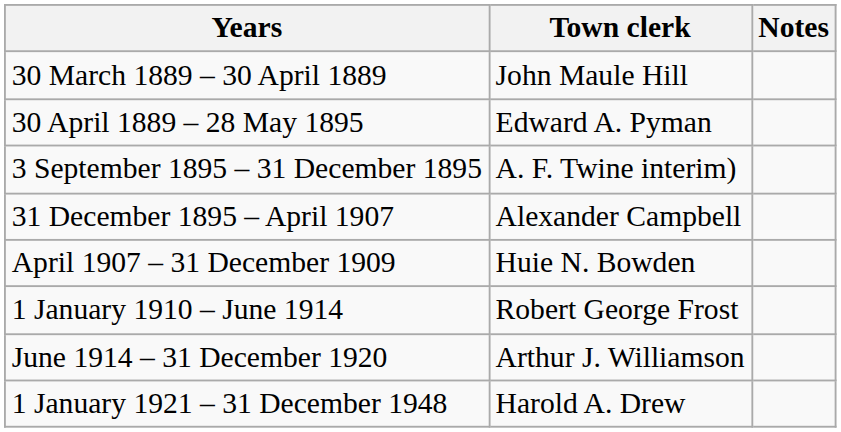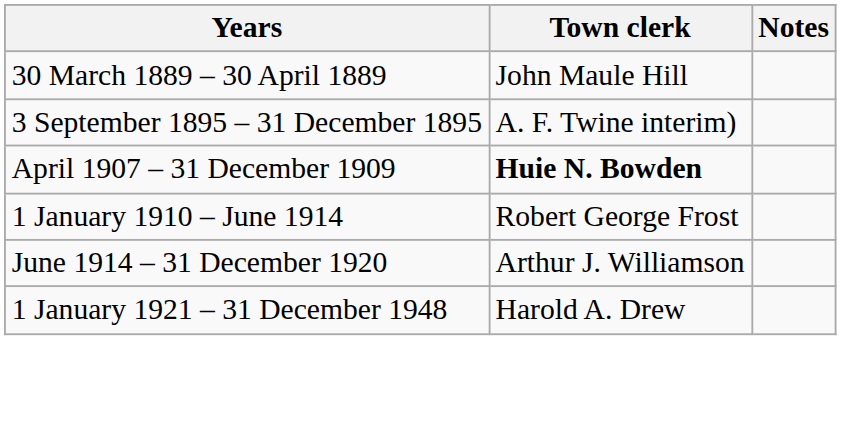- row: (188, 121)
- row: (203, 215)
(595, 262) normal -> (599, 168) bold
